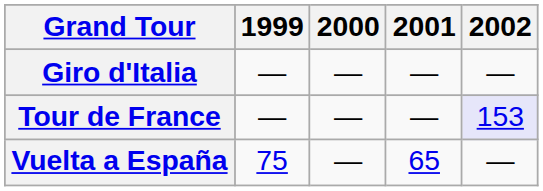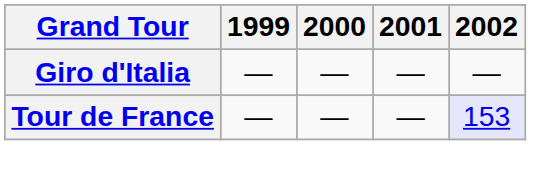- row: (119, 161)
